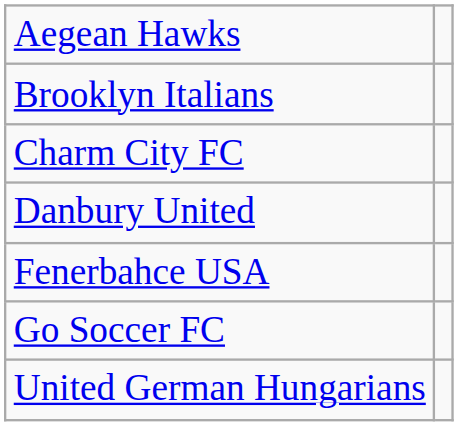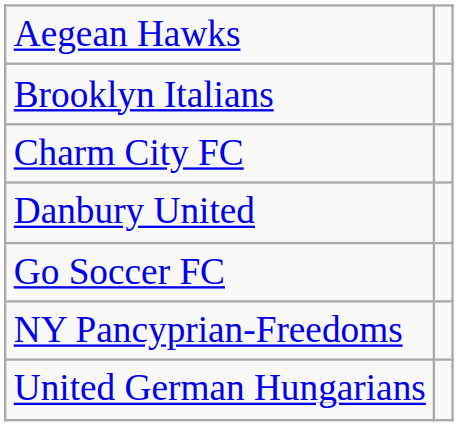- row: (142, 270)
+ row: (208, 329)
